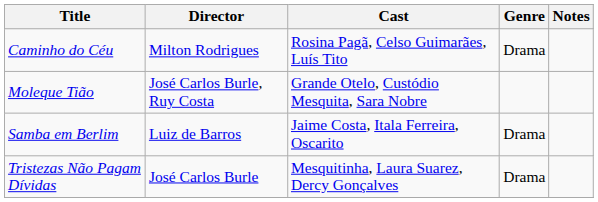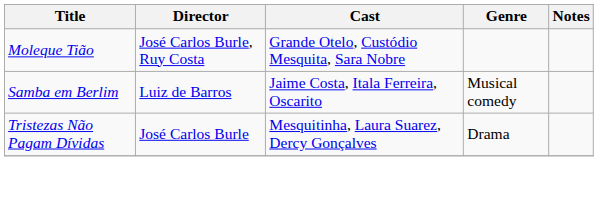- row: (61, 50)
(524, 134) Drama -> (492, 92) Musical comedy
